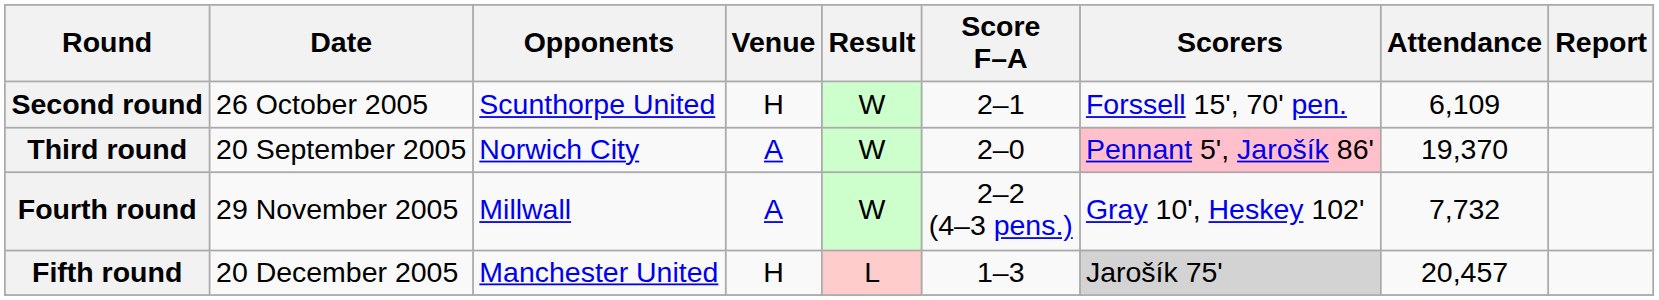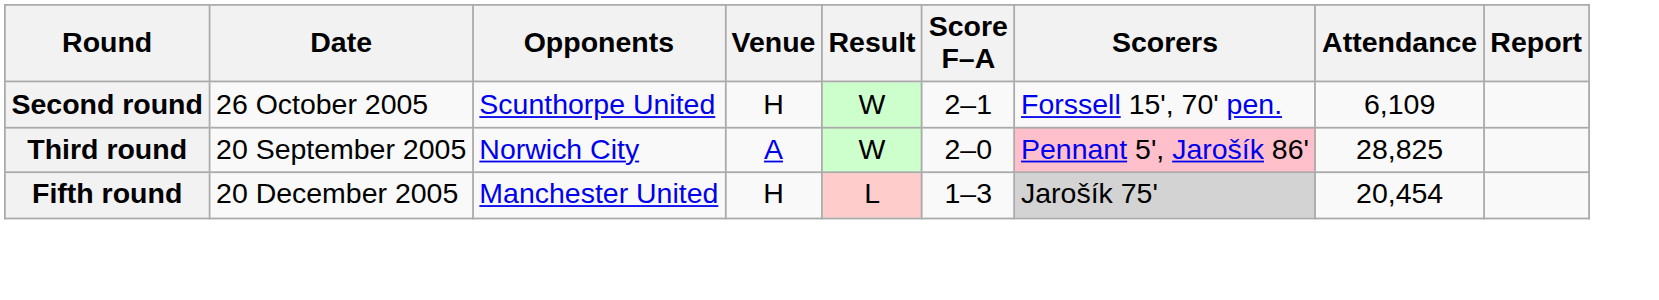(1465, 149) 19,370 -> (1400, 149) 28,825
- row: (107, 210)
(1465, 271) 20,457 -> (1400, 194) 20,454
